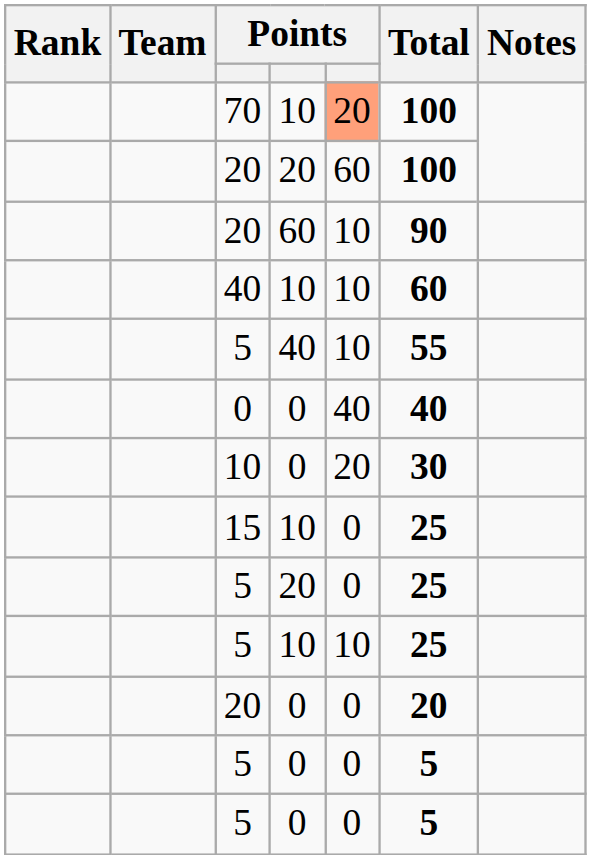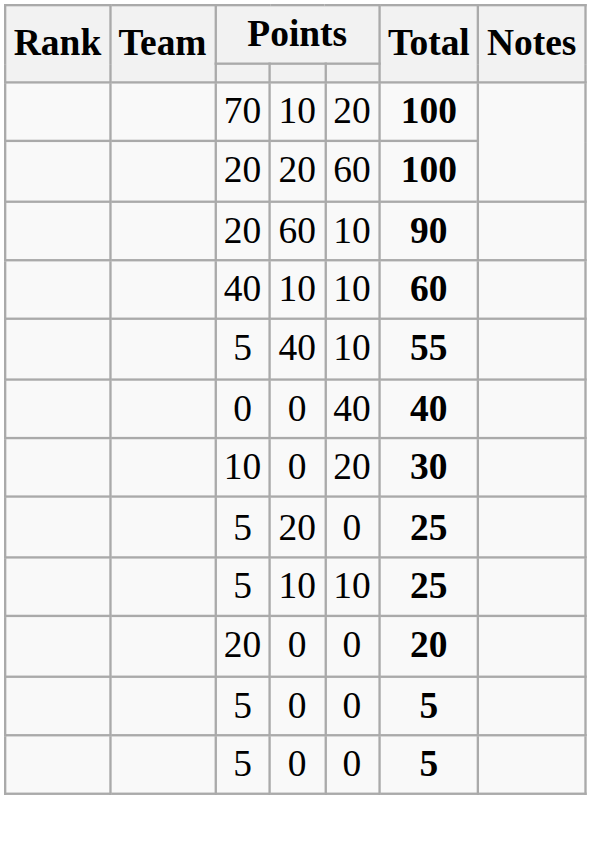(352, 110) lightsalmon background -> (352, 110) no background
- row: (243, 526)
